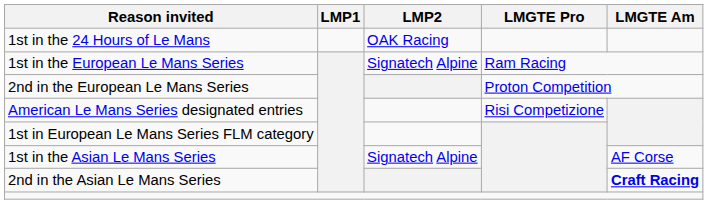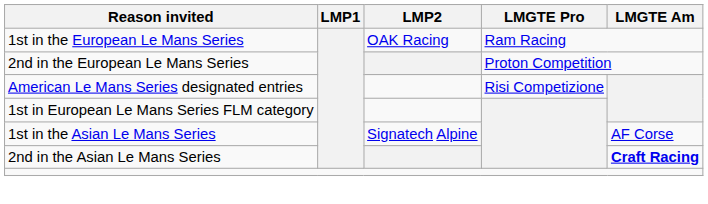- row: (109, 40)
(422, 63) Signatech Alpine -> (408, 40) OAK Racing
